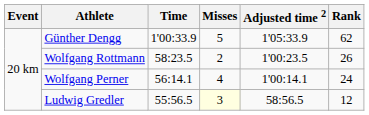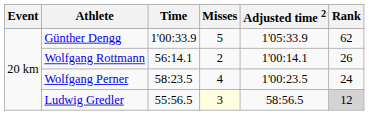(174, 59) 58:23.5 -> (174, 59) 56:14.1
(285, 59) 1'00:23.5 -> (285, 59) 1'00:14.1
(174, 79) 56:14.1 -> (174, 79) 58:23.5
(285, 79) 1'00:14.1 -> (285, 79) 1'00:23.5
(346, 100) no background -> (346, 100) lightgrey background
